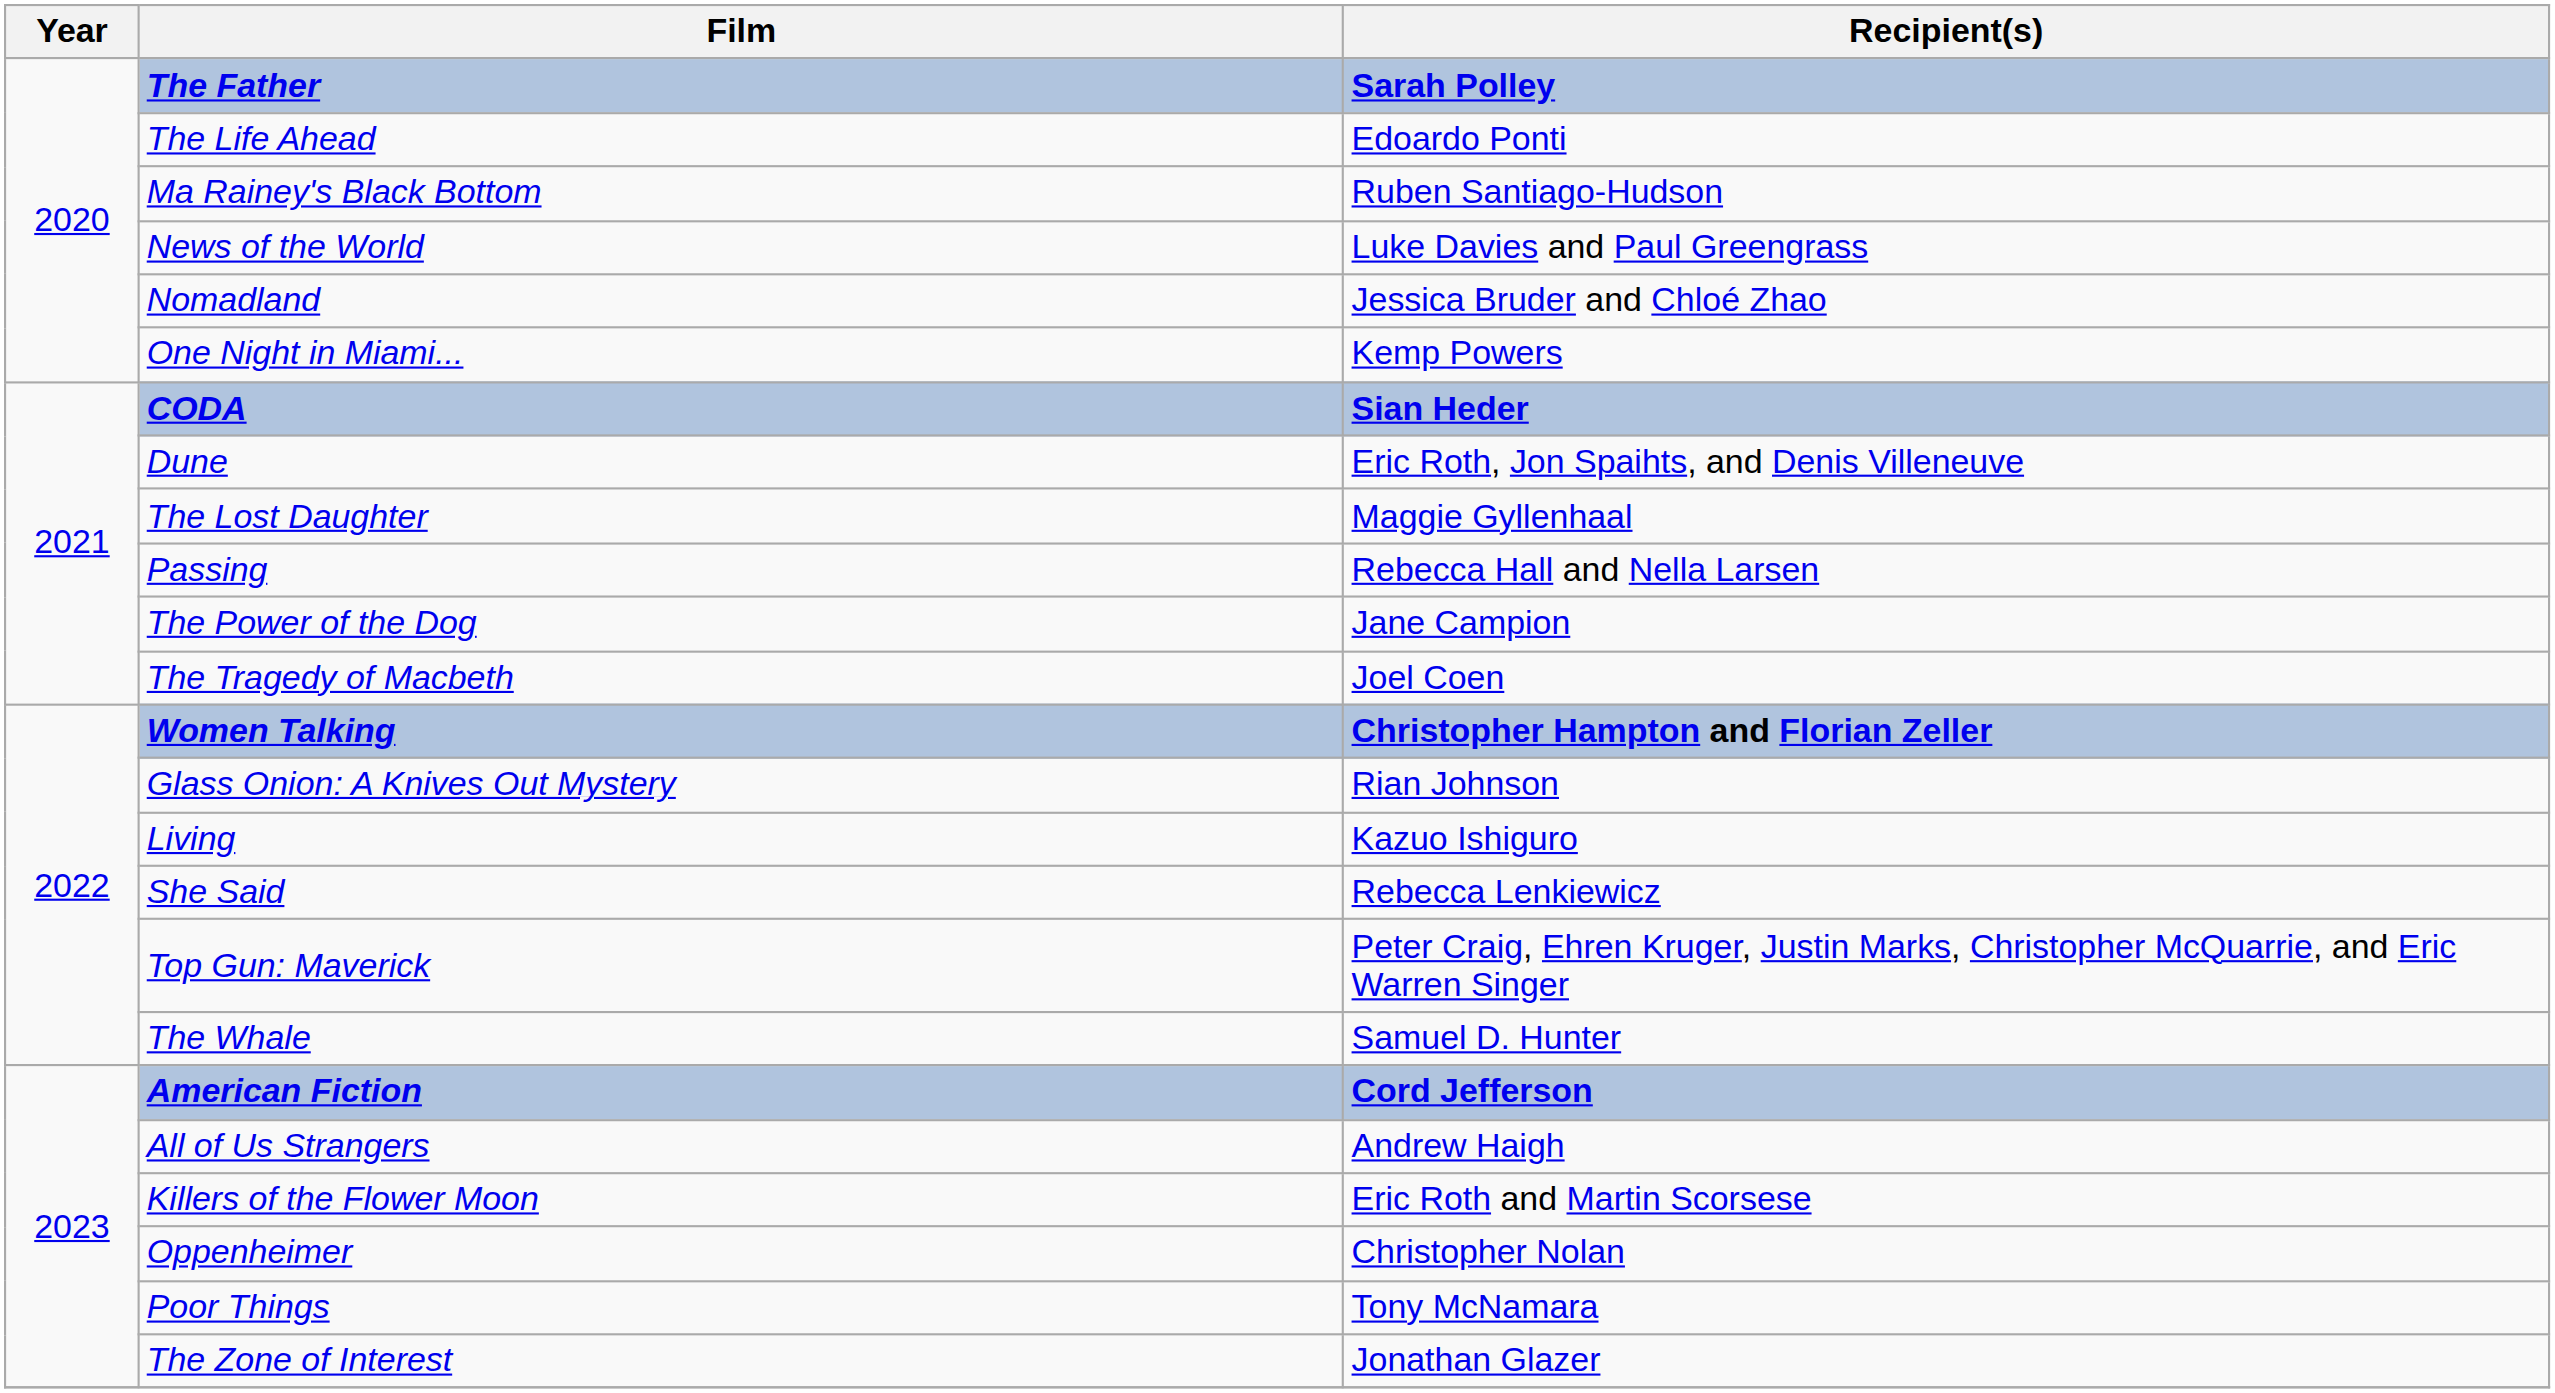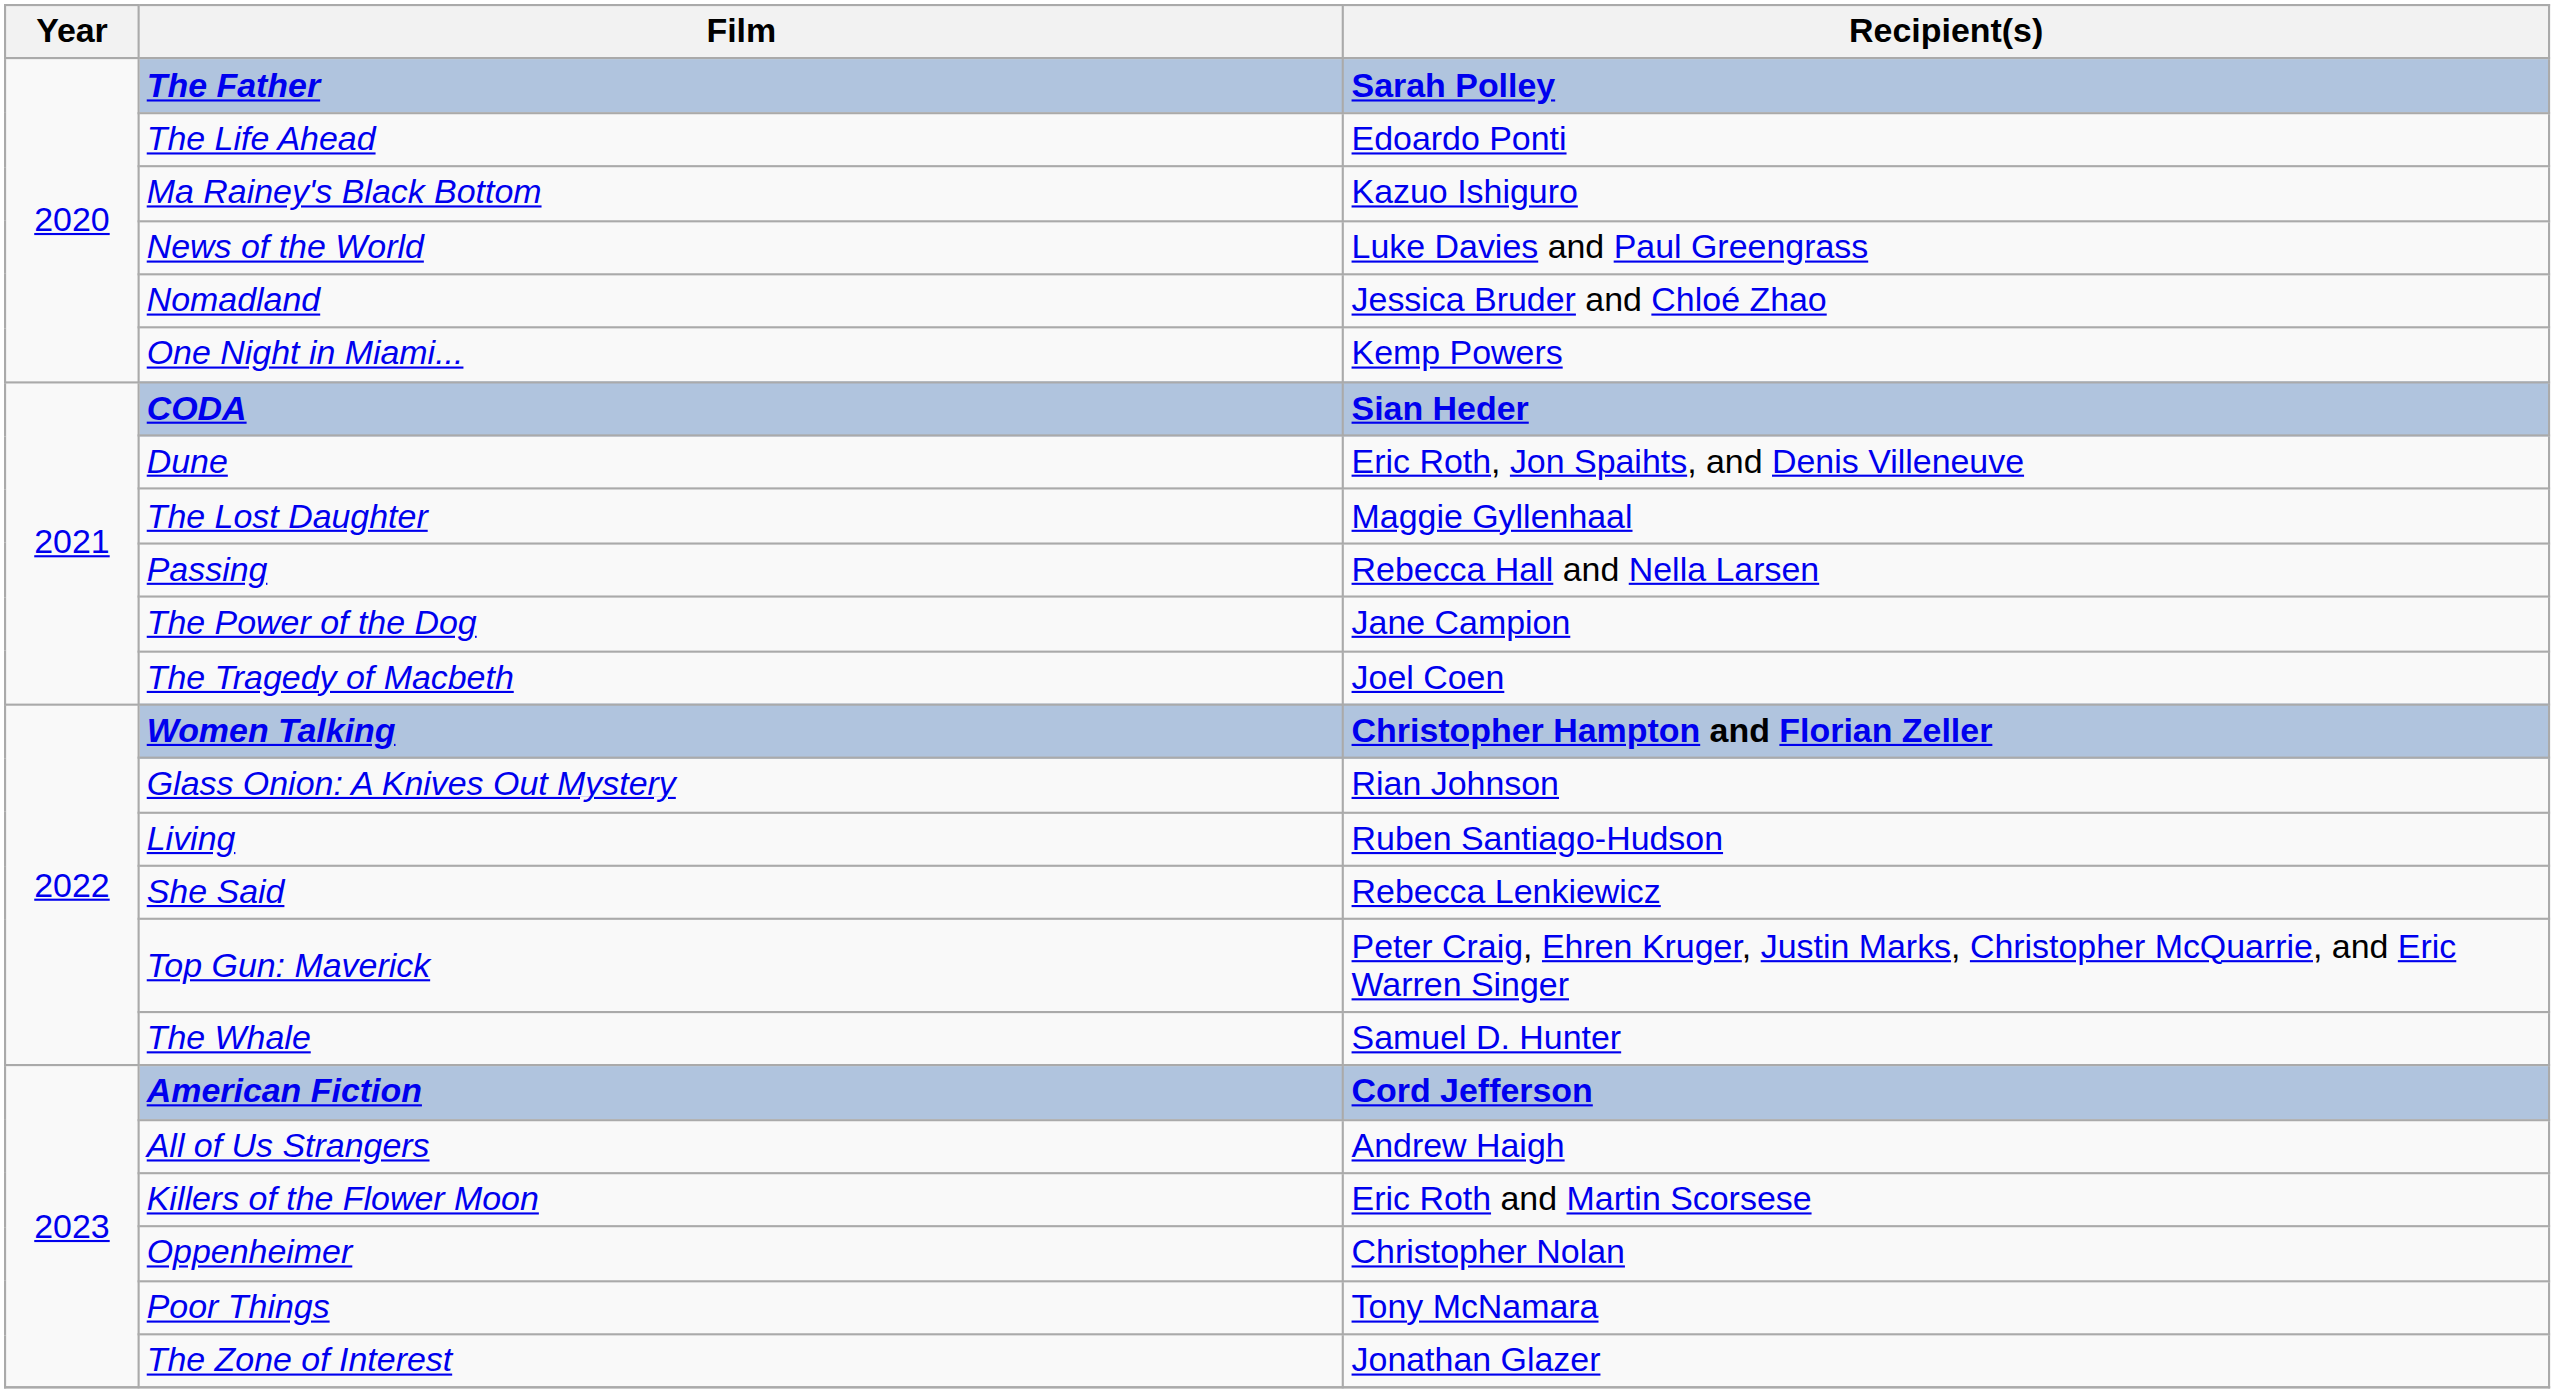(1537, 192) Ruben Santiago-Hudson -> (1465, 192) Kazuo Ishiguro
(1465, 838) Kazuo Ishiguro -> (1537, 838) Ruben Santiago-Hudson
